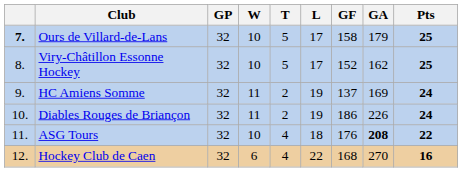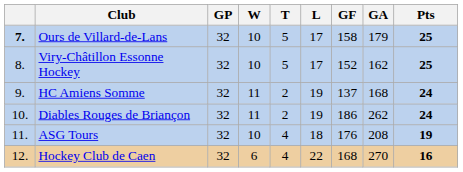(378, 93) 169 -> (378, 93) 168
(378, 114) 226 -> (378, 114) 262
(378, 135) bold -> (378, 135) normal
(426, 135) 22 -> (426, 135) 19
